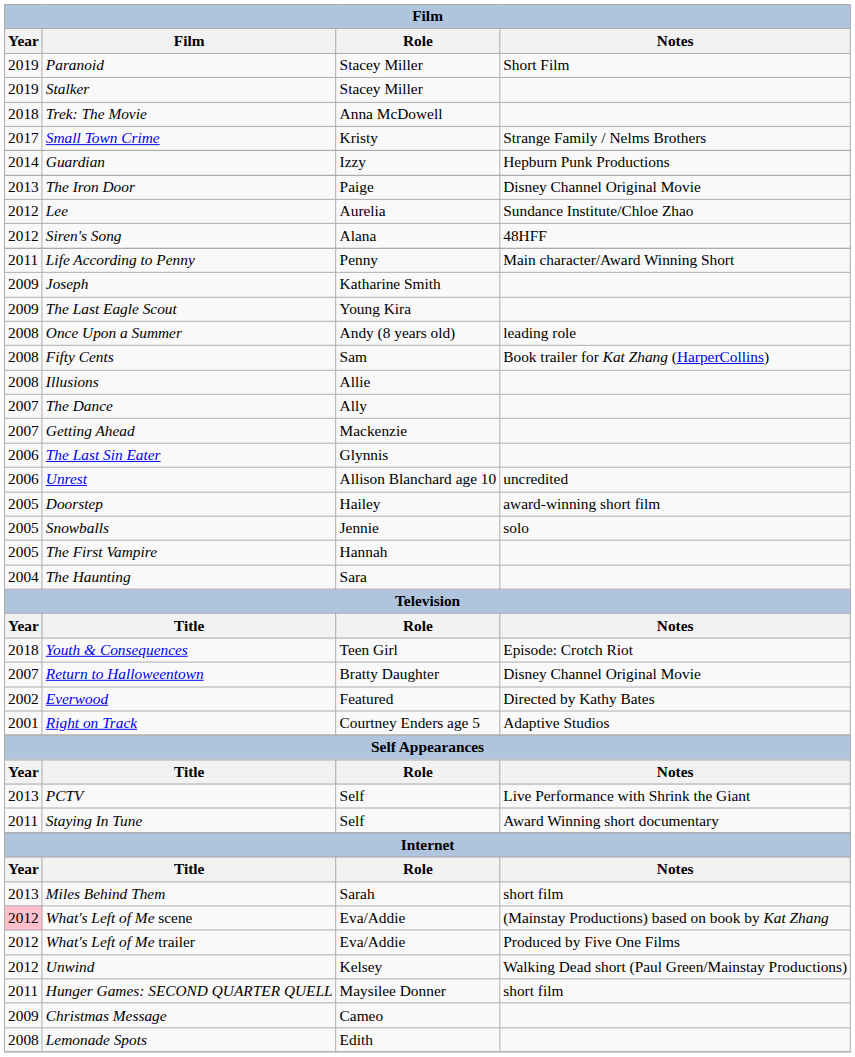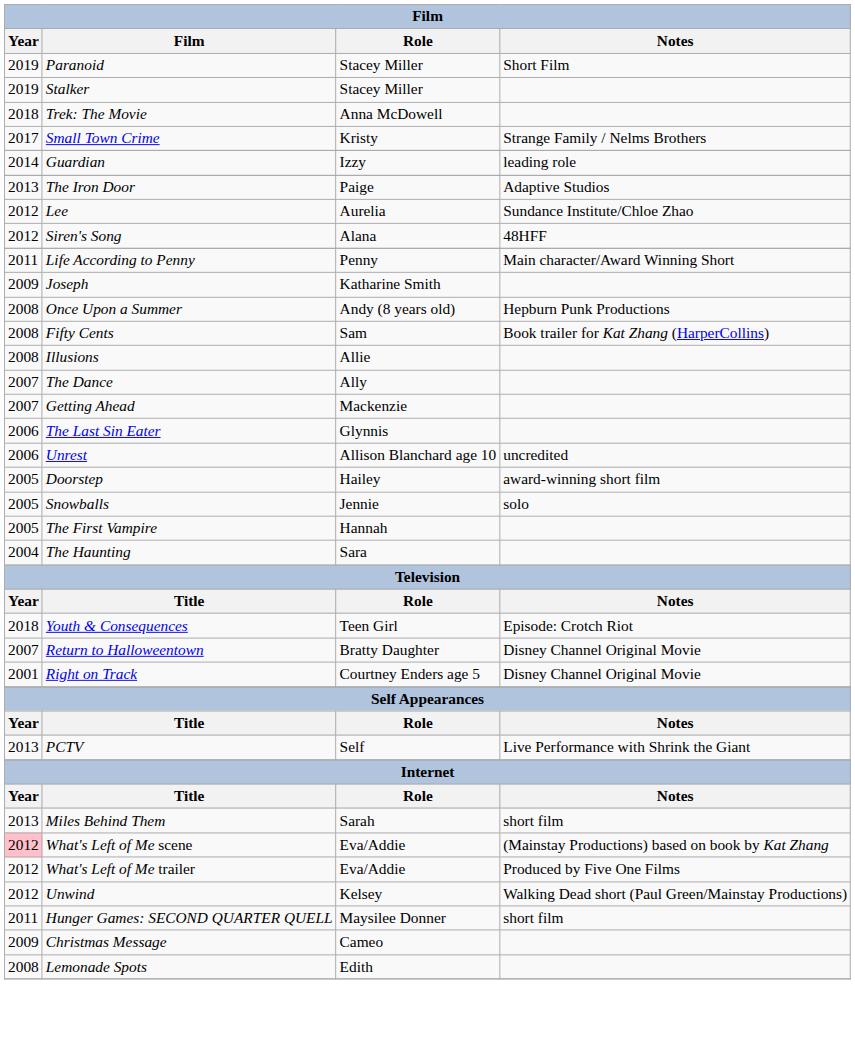(586, 162) Hepburn Punk Productions -> (540, 162) leading role
(602, 187) Disney Channel Original Movie -> (556, 187) Adaptive Studios
- row: (111, 308)
(540, 333) leading role -> (586, 308) Hepburn Punk Productions
- row: (77, 698)
(556, 723) Adaptive Studios -> (602, 674) Disney Channel Original Movie
- row: (94, 820)
